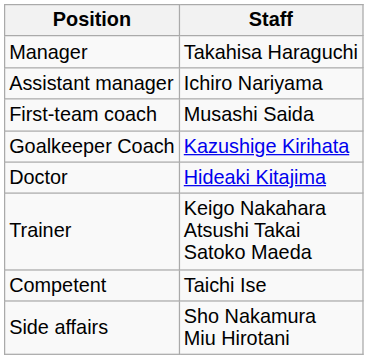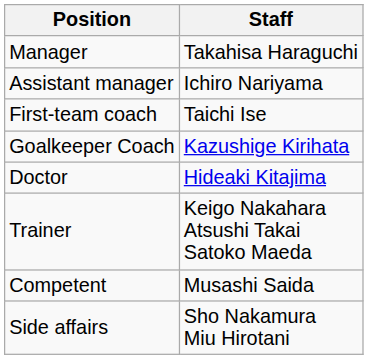(249, 114) Musashi Saida -> (225, 114) Taichi Ise
(225, 285) Taichi Ise -> (249, 285) Musashi Saida
